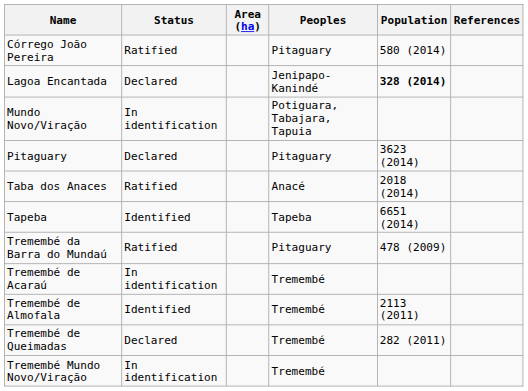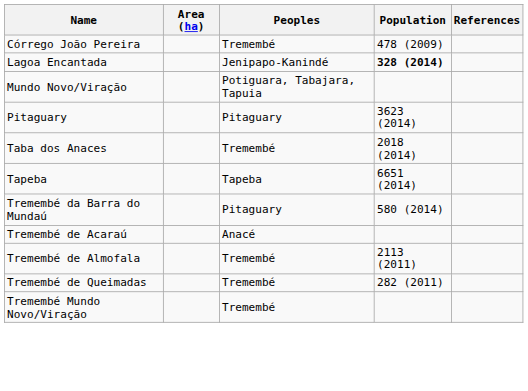- column: (174, 20)
(302, 51) Pitaguary -> (249, 44) Tremembé
(413, 51) 580 (2014) -> (410, 44) 478 (2009)
(288, 186) Anacé -> (249, 148) Tremembé
(413, 248) 478 (2009) -> (410, 210) 580 (2014)
(298, 279) Tremembé -> (239, 234) Anacé
